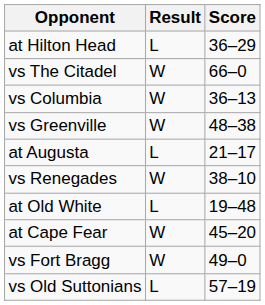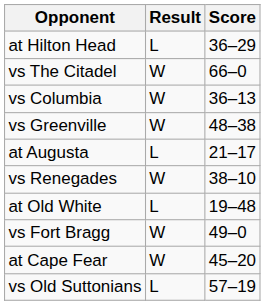rows swapped: (59, 260) <-> (58, 233)
